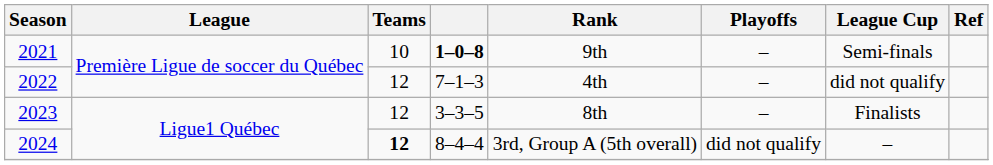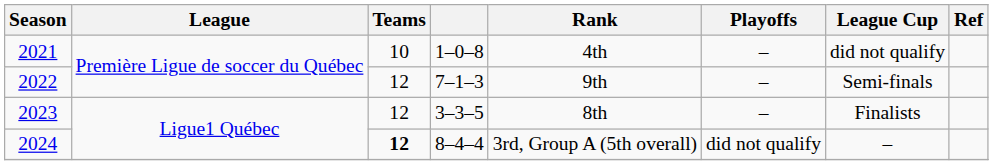(459, 50) bold -> (459, 50) normal
(595, 50) 9th -> (595, 50) 4th
(887, 50) Semi-finals -> (887, 50) did not qualify
(595, 81) 4th -> (595, 81) 9th
(887, 81) did not qualify -> (887, 81) Semi-finals
